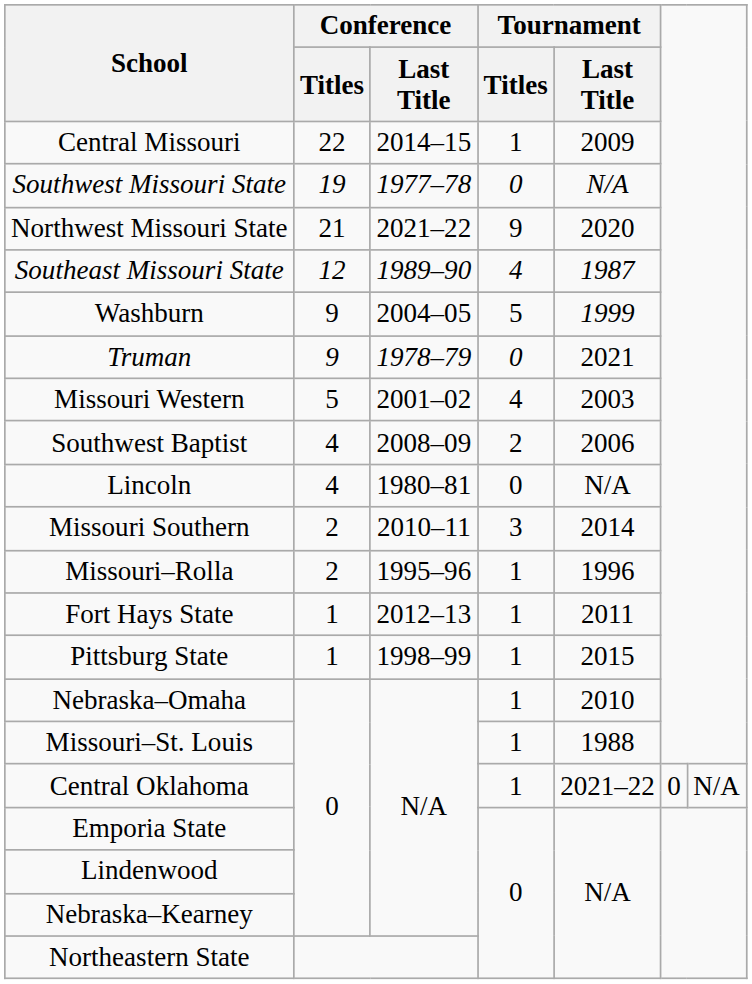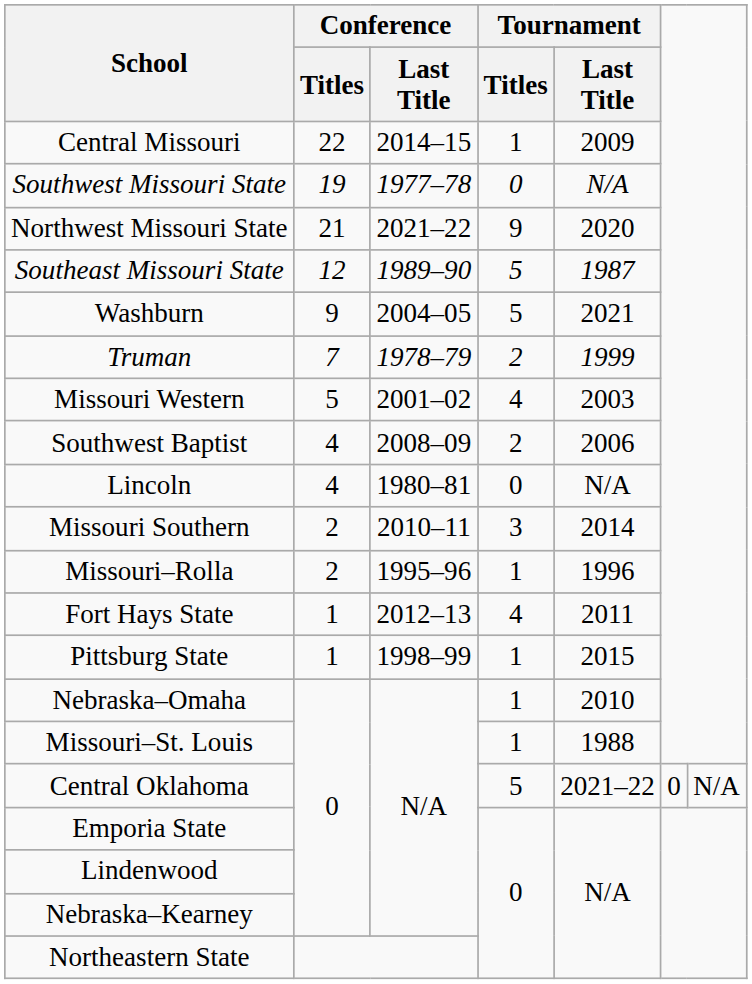(516, 270) 4 -> (516, 270) 5
(608, 313) 1999 -> (608, 313) 2021
(332, 356) 9 -> (332, 356) 7
(516, 356) 0 -> (516, 356) 2
(608, 356) 2021 -> (608, 356) 1999
(516, 613) 1 -> (516, 613) 4
(516, 785) 1 -> (516, 785) 5
